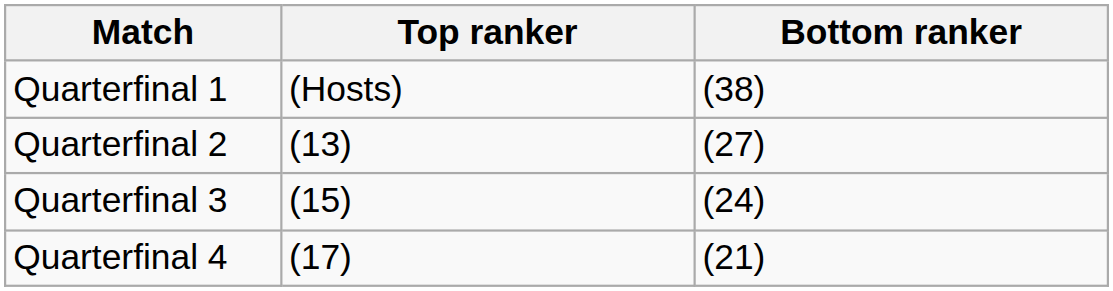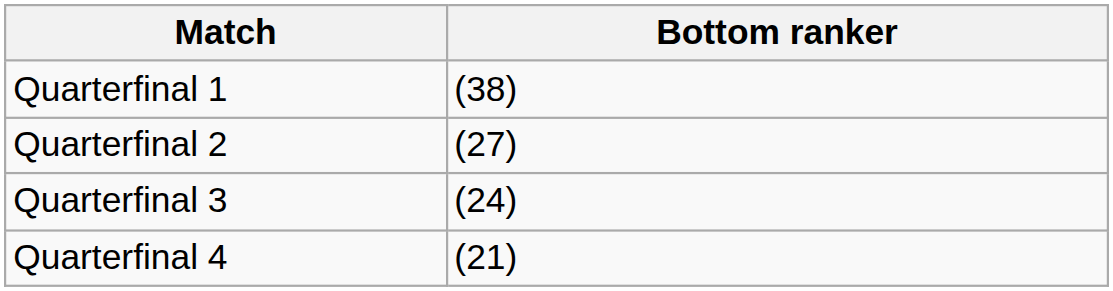- column: (488, 32)
